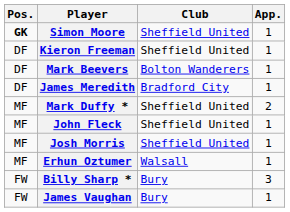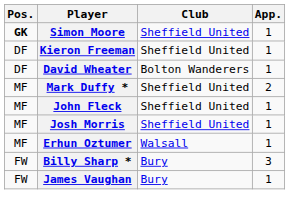- row: (87, 69)
+ row: (87, 69)
- row: (87, 87)
